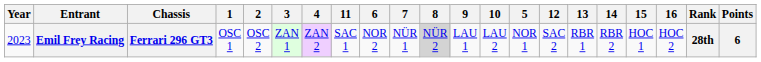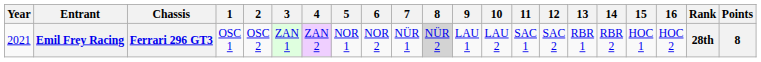columns swapped: (525, 13) <-> (346, 13)
(19, 39) 2023 -> (19, 39) 2021
(737, 39) 6 -> (737, 39) 8
